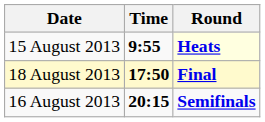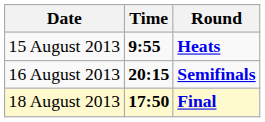(199, 46) lightyellow background -> (199, 46) no background
rows swapped: (64, 102) <-> (64, 74)
